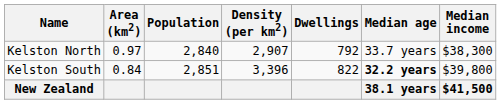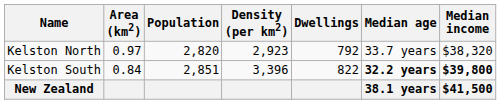(201, 51) 2,840 -> (201, 51) 2,820
(270, 51) 2,907 -> (270, 51) 2,923
(468, 51) $38,300 -> (468, 51) $38,320
(468, 70) normal -> (468, 70) bold
